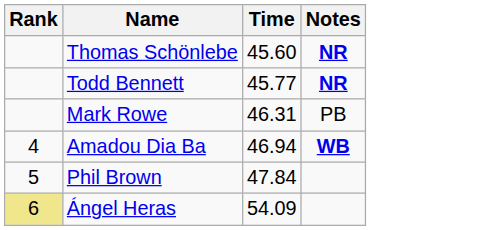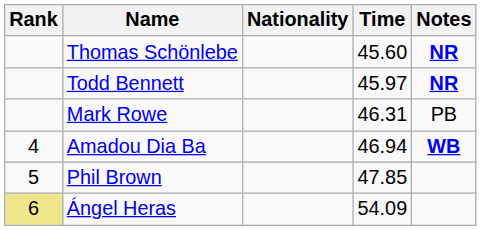+ column: (298, 20)
(272, 83) 45.77 -> (382, 83) 45.97
(272, 177) 47.84 -> (382, 177) 47.85
